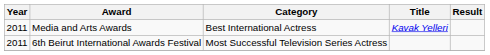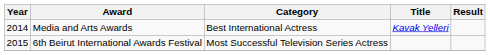(17, 27) 2011 -> (17, 27) 2014
(17, 43) 2011 -> (17, 43) 2015
